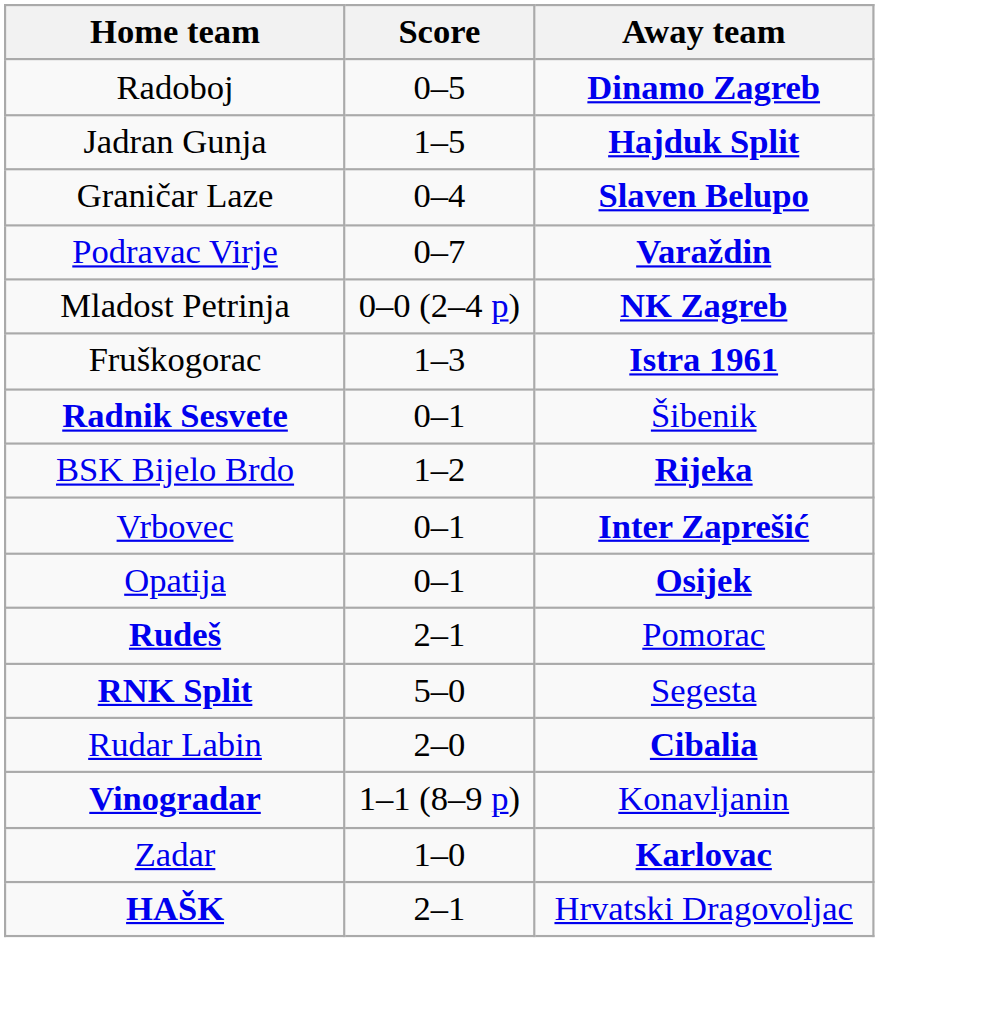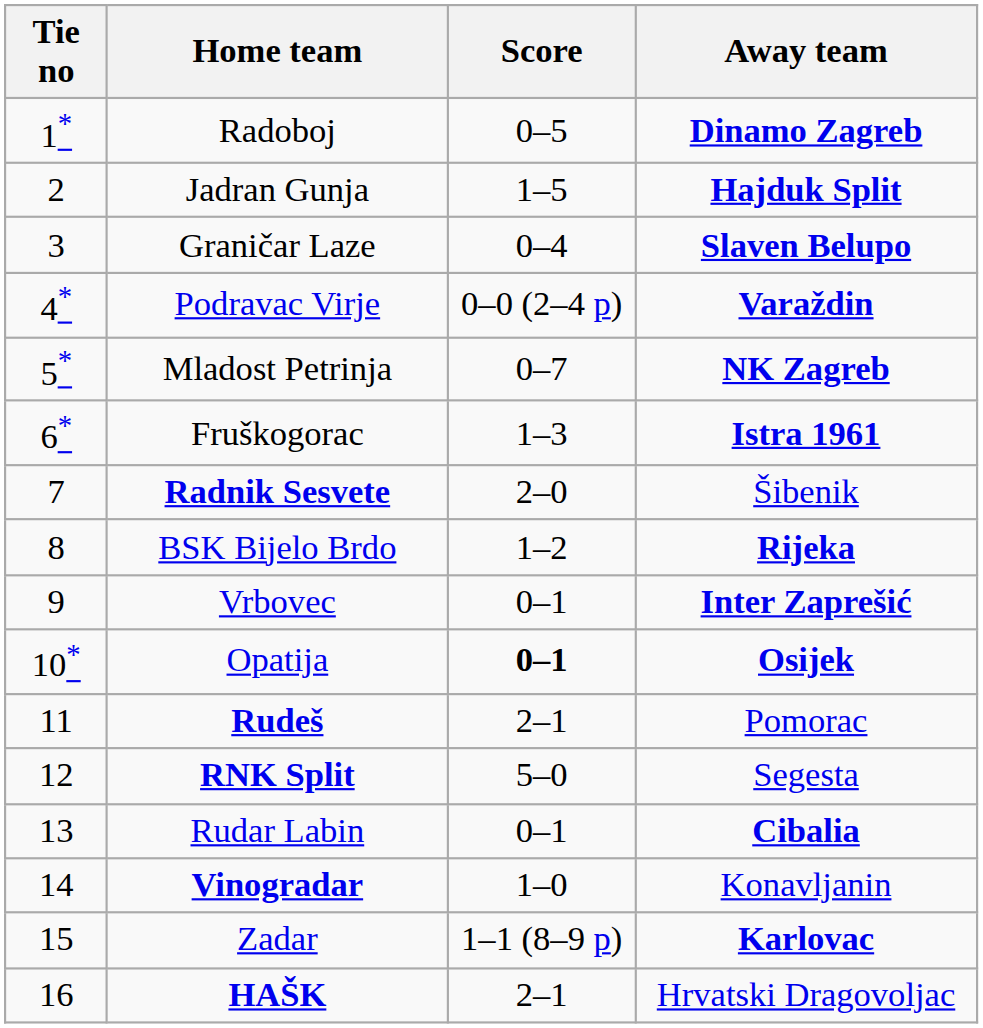+ column: (56, 51)
(439, 251) 0–7 -> (542, 304) 0–0 (2–4 p)
(439, 305) 0–0 (2–4 p) -> (542, 368) 0–7
(439, 415) 0–1 -> (542, 491) 2–0
(439, 580) normal -> (542, 660) bold
(439, 744) 2–0 -> (542, 830) 0–1
(439, 799) 1–1 (8–9 p) -> (542, 884) 1–0
(439, 854) 1–0 -> (542, 939) 1–1 (8–9 p)
